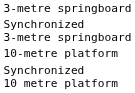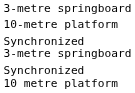rows swapped: (61, 54) <-> (68, 31)
